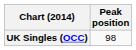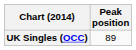(111, 38) 98 -> (111, 38) 89
